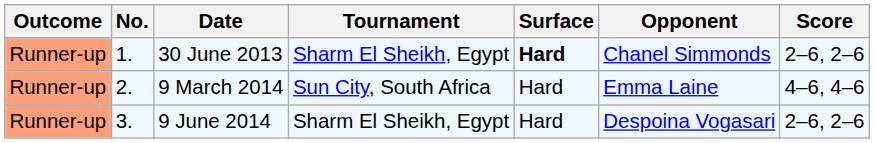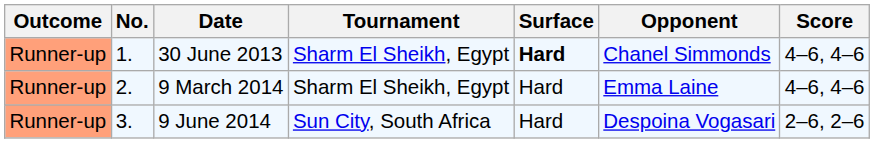(825, 53) 2–6, 2–6 -> (825, 53) 4–6, 4–6
(392, 87) Sun City, South Africa -> (401, 87) Sharm El Sheikh, Egypt
(401, 120) Sharm El Sheikh, Egypt -> (392, 120) Sun City, South Africa
